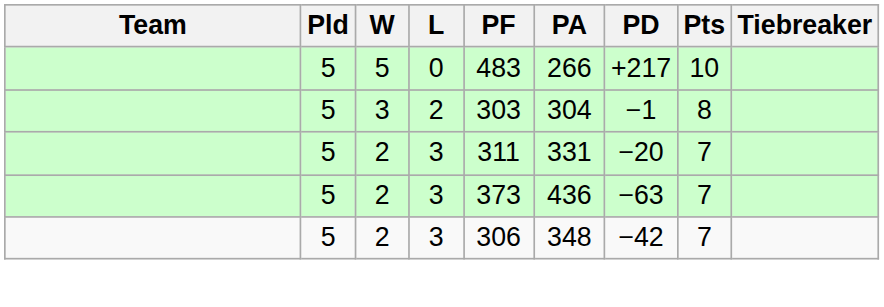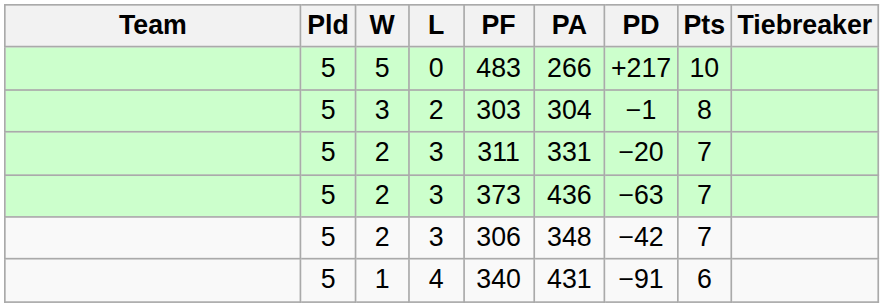+ row: (382, 279)
